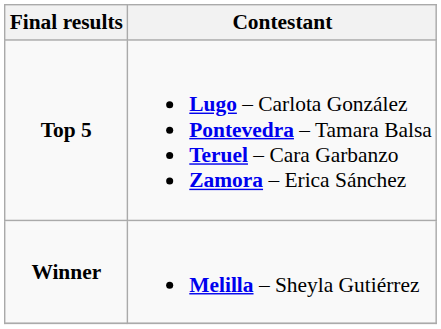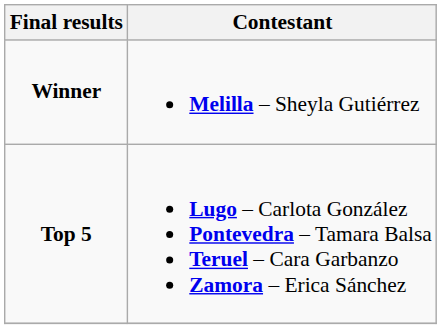rows swapped: (66, 271) <-> (66, 129)
